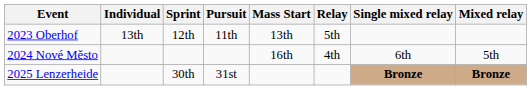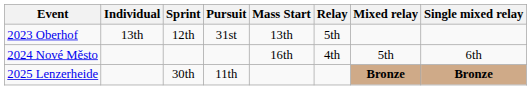columns swapped: (491, 14) <-> (403, 14)
(226, 34) 11th -> (226, 34) 31st
(226, 74) 31st -> (226, 74) 11th
